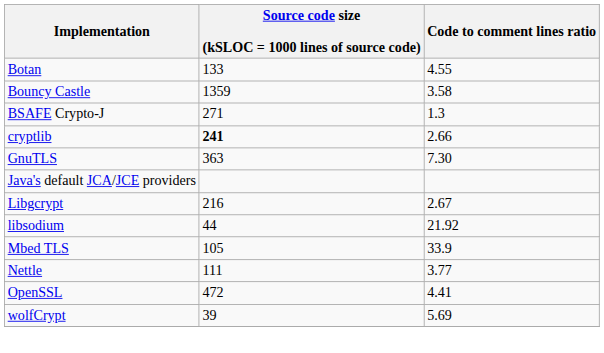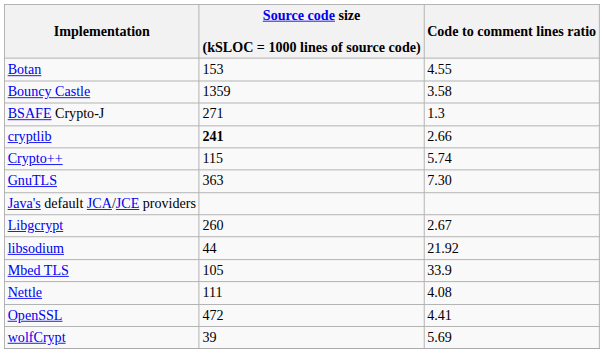(213, 69) 133 -> (213, 69) 153
+ row: (35, 158)
(213, 203) 216 -> (213, 225) 260
(439, 270) 3.77 -> (439, 292) 4.08
